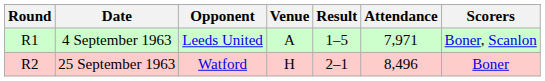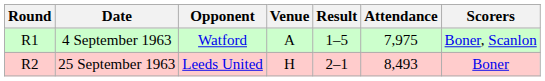(223, 40) Leeds United -> (223, 40) Watford
(401, 40) 7,971 -> (401, 40) 7,975
(223, 64) Watford -> (223, 64) Leeds United
(401, 64) 8,496 -> (401, 64) 8,493
